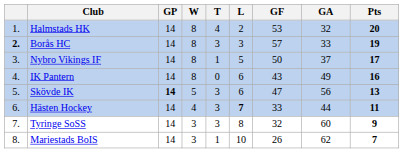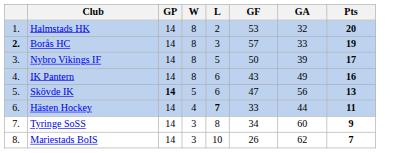- column: (217, 12)
(326, 60) 37 -> (302, 60) 39
(277, 124) 32 -> (254, 124) 34
